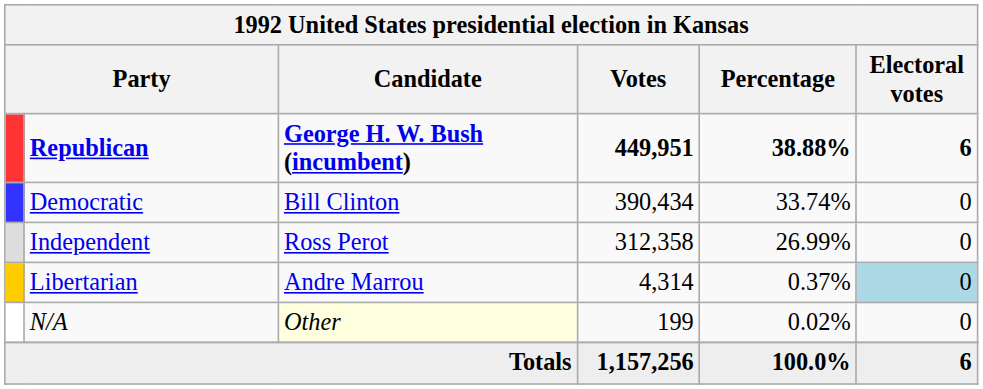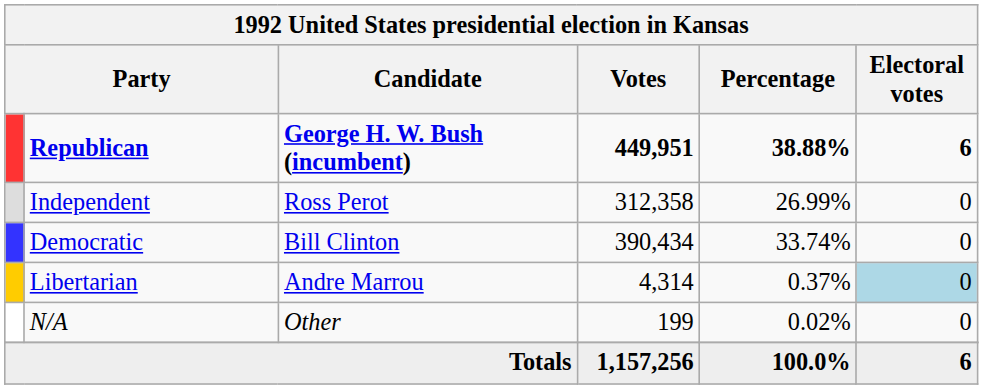rows swapped: (86, 202) <-> (90, 242)
(312, 322) lightyellow background -> (312, 322) no background
